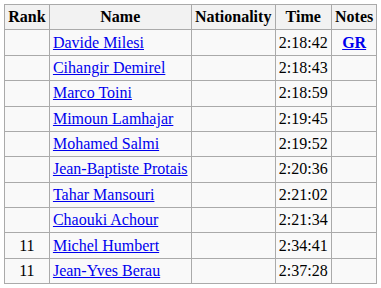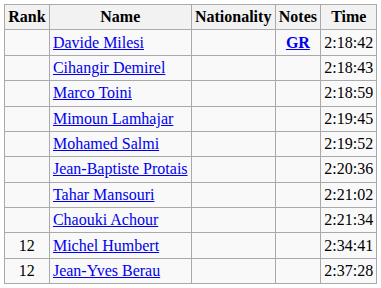columns swapped: (303, 17) <-> (354, 17)
(27, 245) 11 -> (27, 245) 12
(27, 270) 11 -> (27, 270) 12
